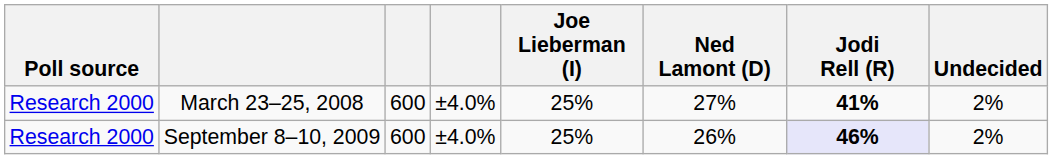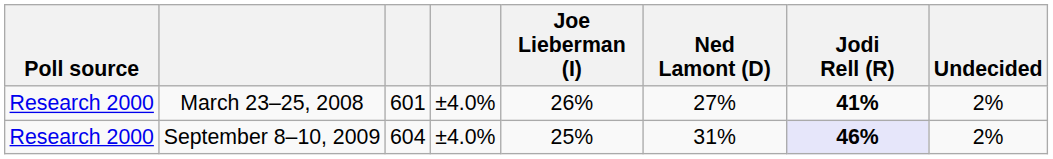(408, 103) 600 -> (408, 103) 601
(572, 103) 25% -> (572, 103) 26%
(408, 136) 600 -> (408, 136) 604
(715, 136) 26% -> (715, 136) 31%
